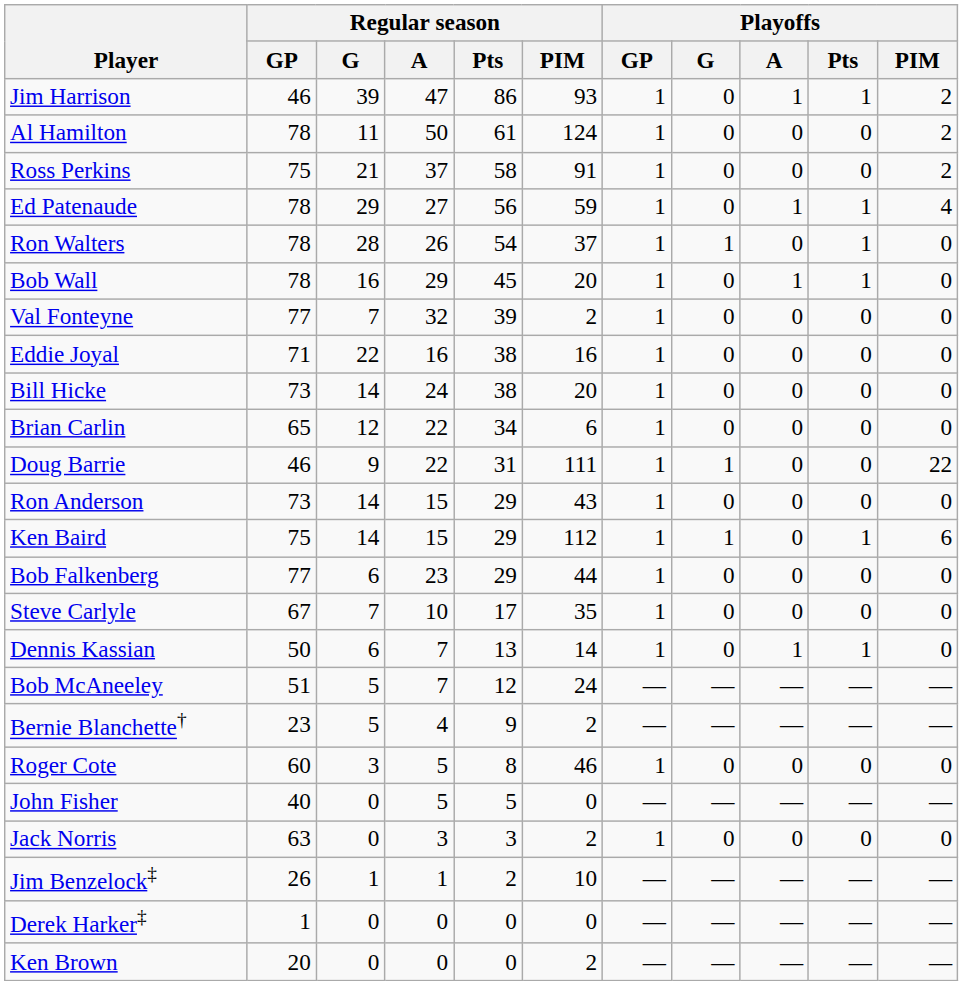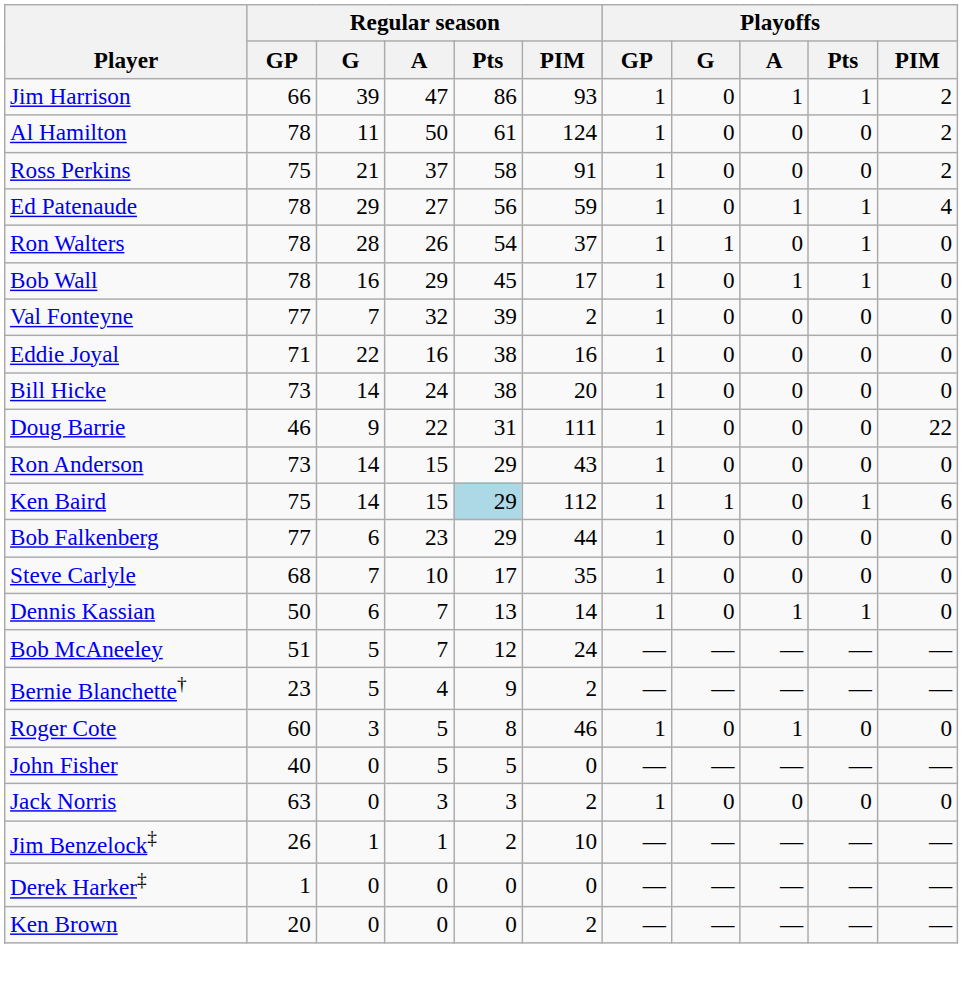(299, 96) 46 -> (299, 96) 66
(586, 280) 20 -> (586, 280) 17
- row: (68, 427)
(729, 464) 1 -> (729, 427) 0
(505, 538) no background -> (505, 501) lightblue background
(299, 611) 67 -> (299, 574) 68
(797, 765) 0 -> (797, 728) 1
